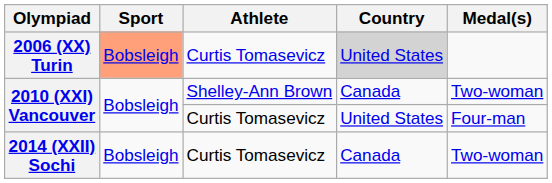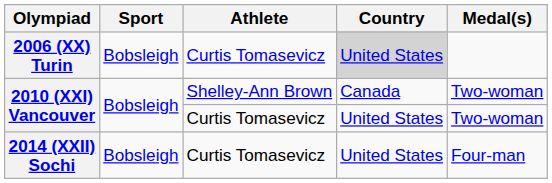(141, 55) lightsalmon background -> (141, 55) no background
(488, 119) Four-man -> (497, 119) Two-woman
(370, 155) Canada -> (392, 155) United States
(497, 155) Two-woman -> (488, 155) Four-man
